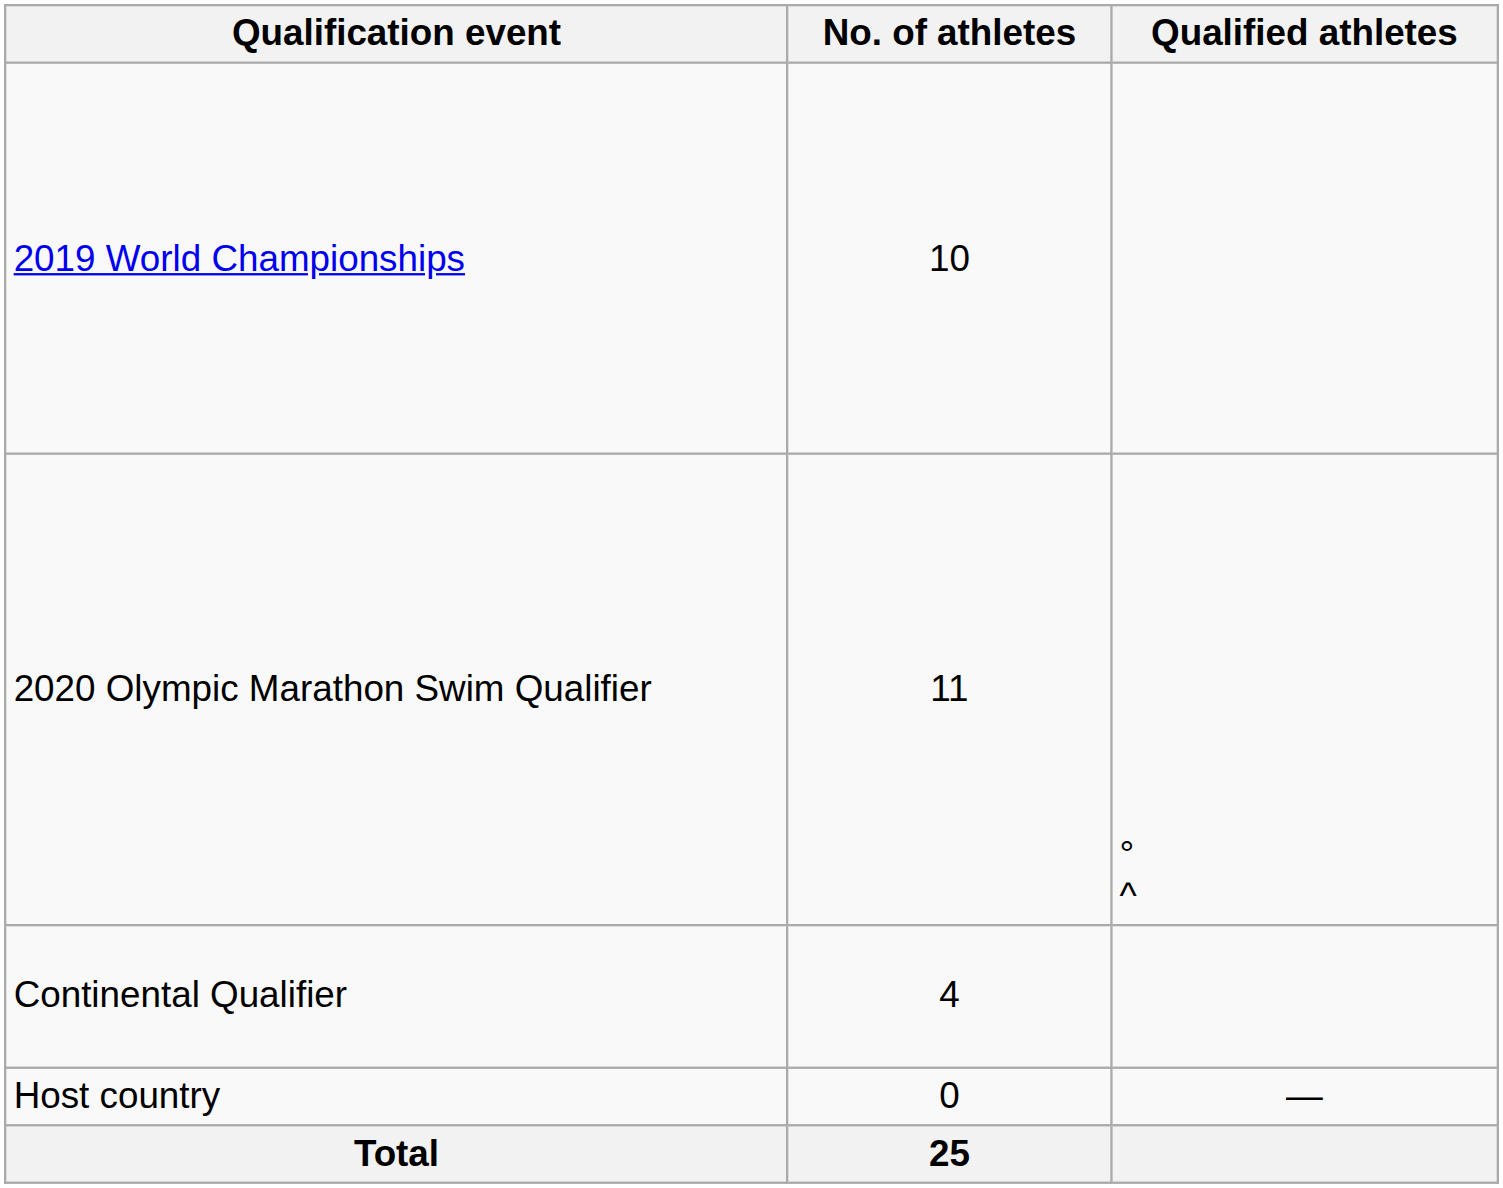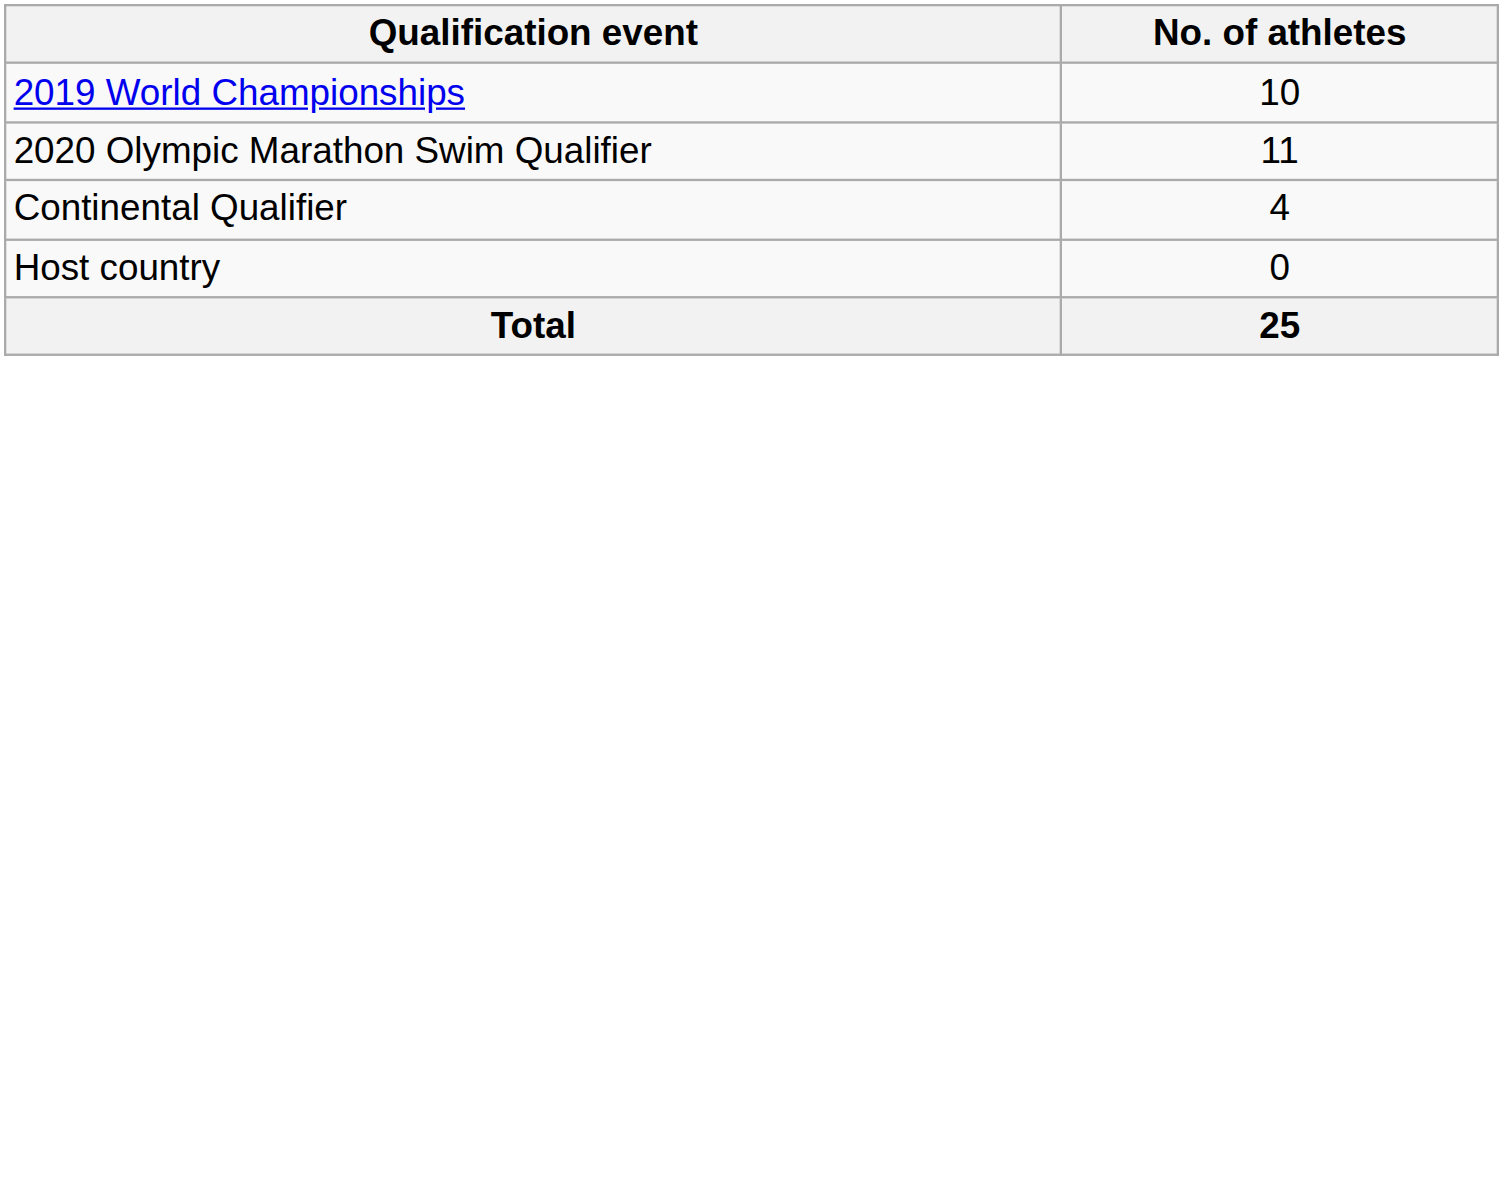- column: (1304, 33)
